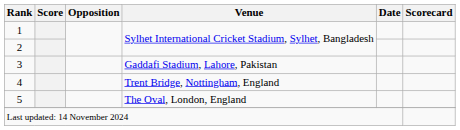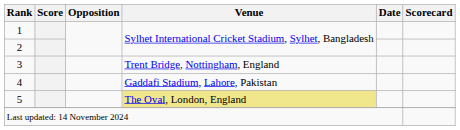(201, 64) Gaddafi Stadium, Lahore, Pakistan -> (202, 64) Trent Bridge, Nottingham, England
(202, 82) Trent Bridge, Nottingham, England -> (201, 82) Gaddafi Stadium, Lahore, Pakistan
(185, 99) no background -> (185, 99) khaki background
